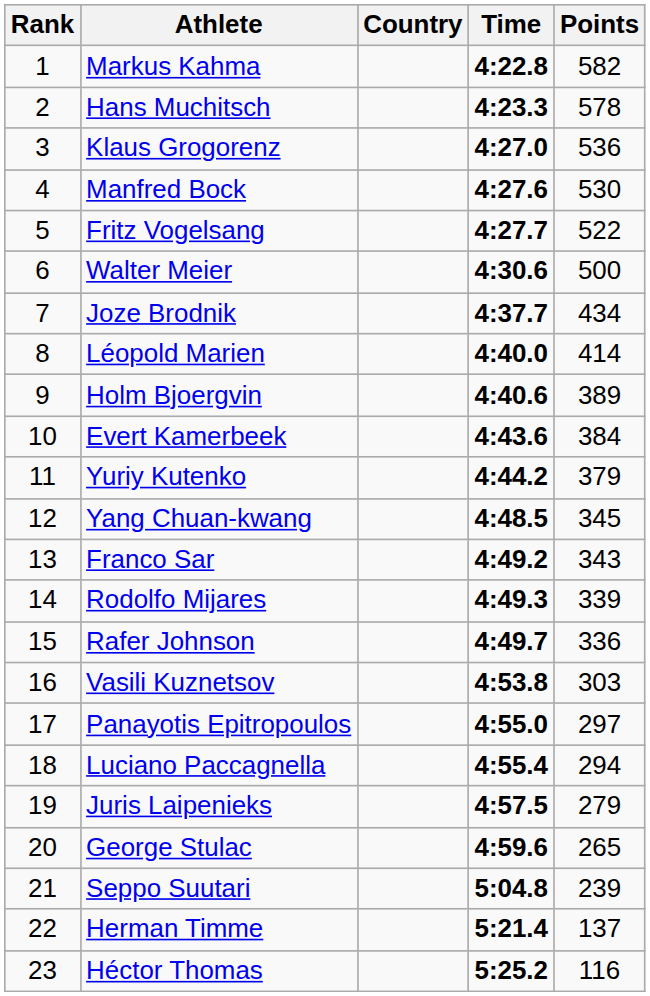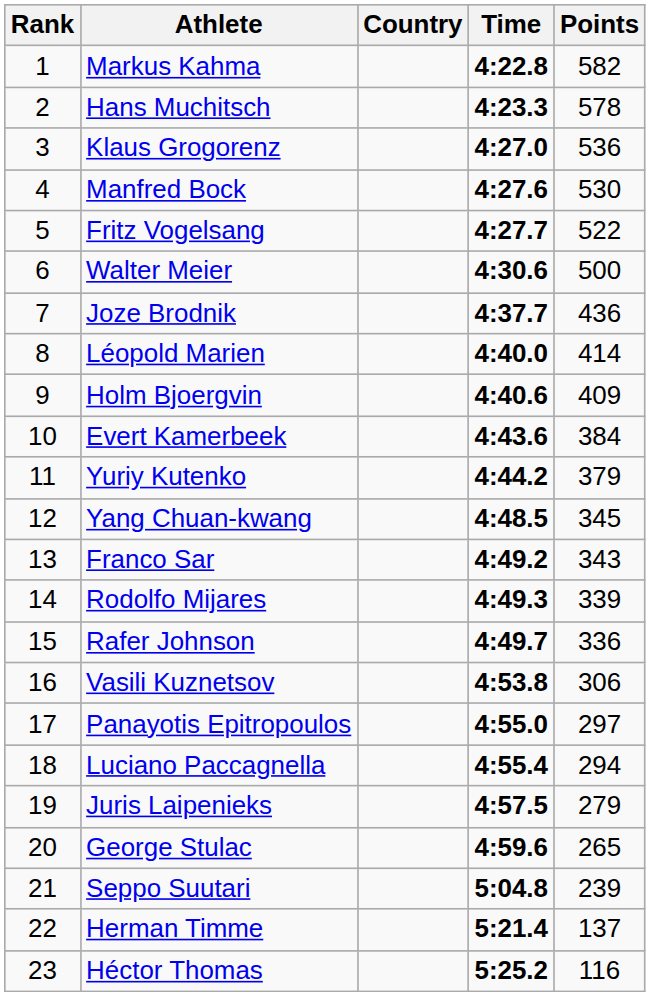(600, 312) 434 -> (600, 312) 436
(600, 395) 389 -> (600, 395) 409
(600, 682) 303 -> (600, 682) 306
